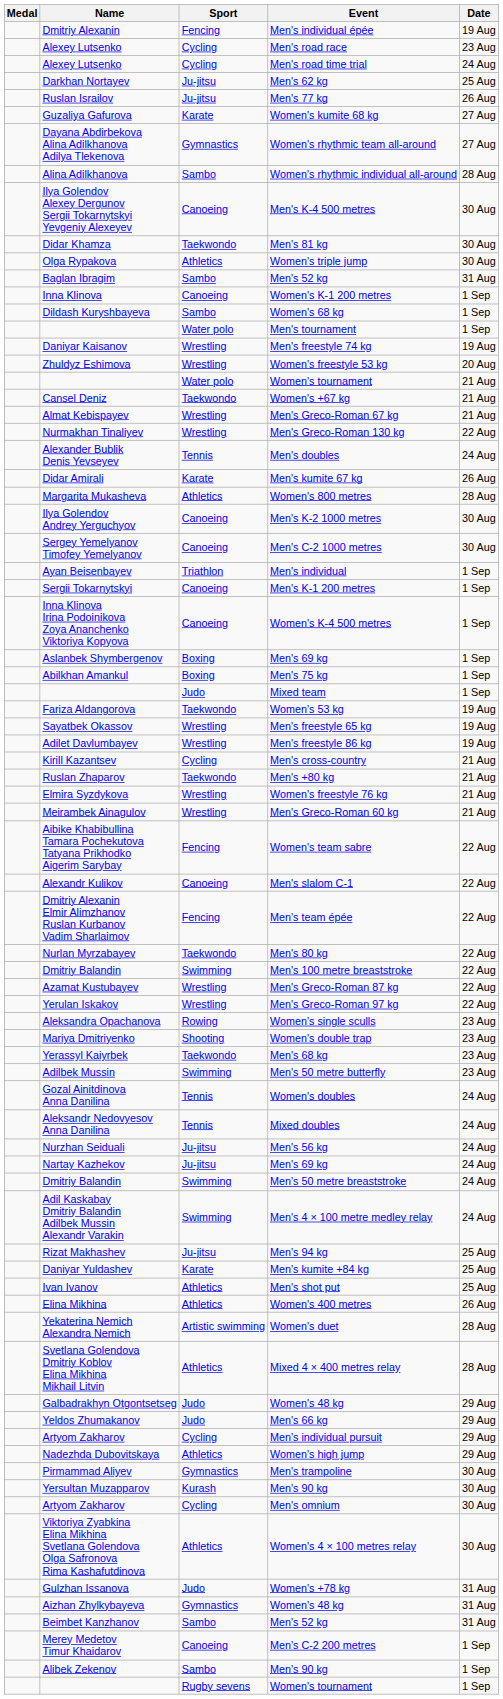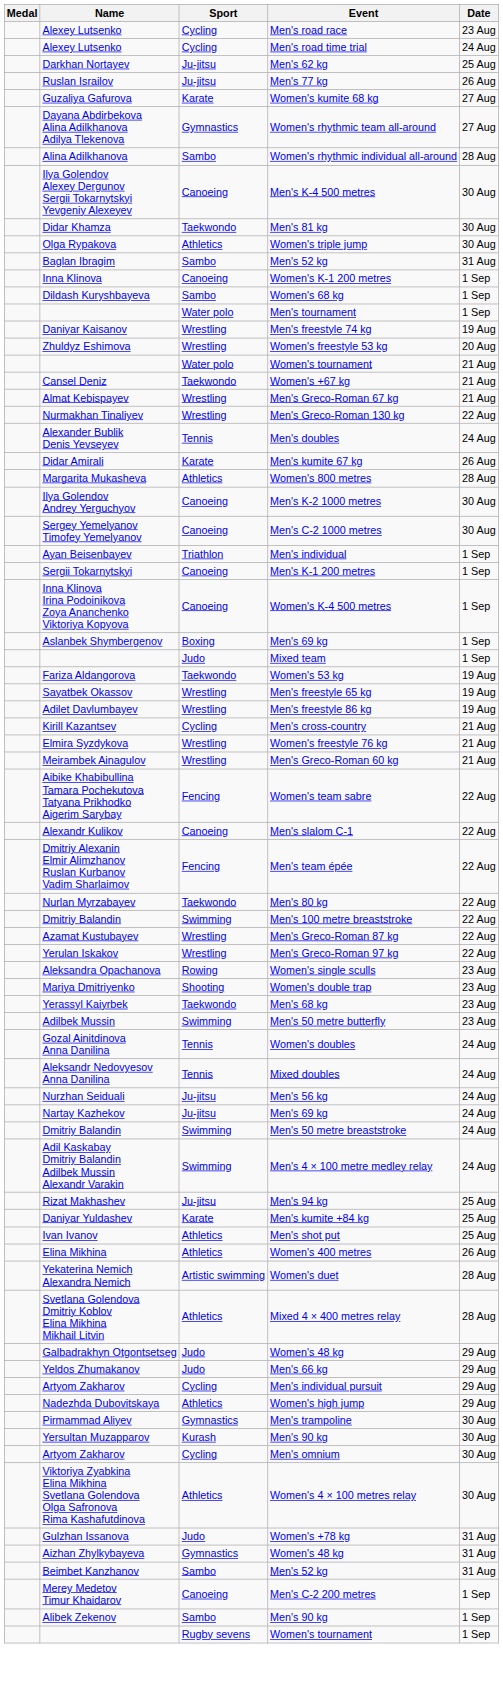- row: (81, 30)
- row: (85, 675)
- row: (84, 778)
